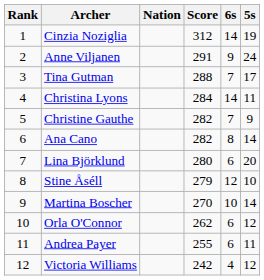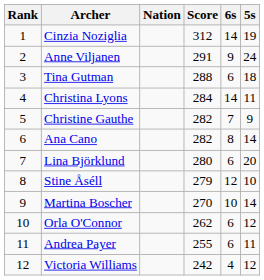(231, 77) 7 -> (231, 77) 6
(250, 77) 17 -> (250, 77) 18
